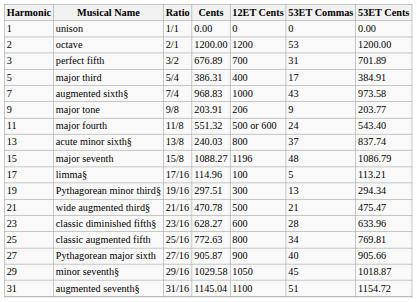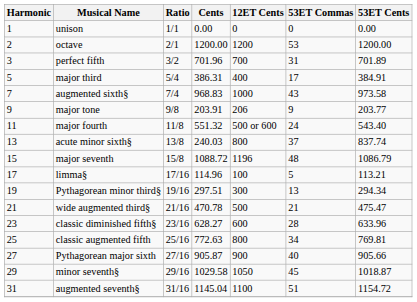(208, 61) 676.89 -> (208, 61) 701.96
(211, 158) 1088.27 -> (211, 158) 1088.72
